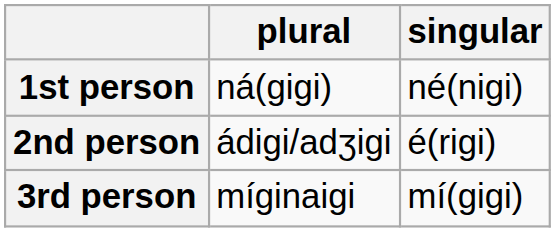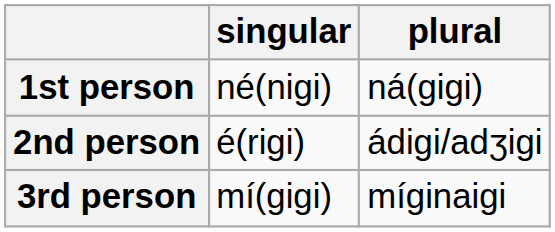columns swapped: (475, 32) <-> (304, 32)
